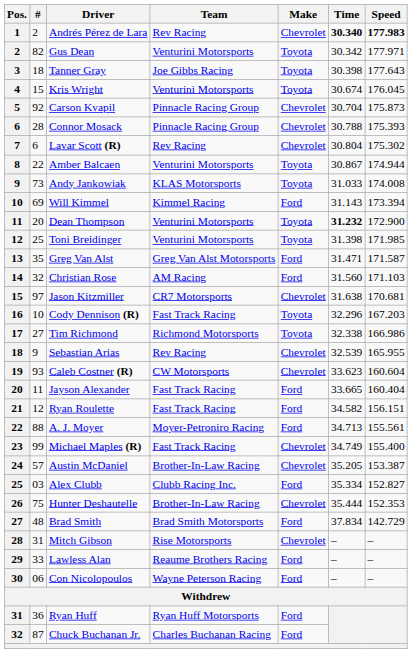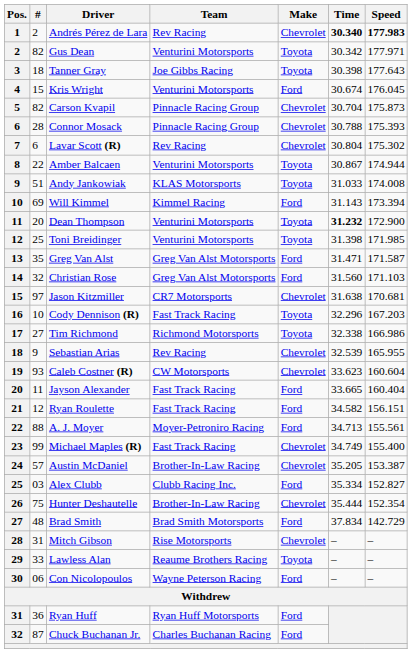(296, 89) Toyota -> (292, 89) Ford
(38, 108) 92 -> (38, 108) 82
(38, 183) 73 -> (38, 183) 51
(179, 277) AM Racing -> (214, 277) Greg Van Alst Motorsports
(386, 502) 152.353 -> (386, 502) 152.354
(292, 559) Ford -> (296, 559) Toyota
